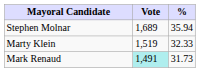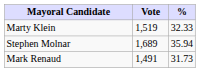rows swapped: (38, 28) <-> (31, 43)
(146, 59) paleturquoise background -> (146, 59) no background
